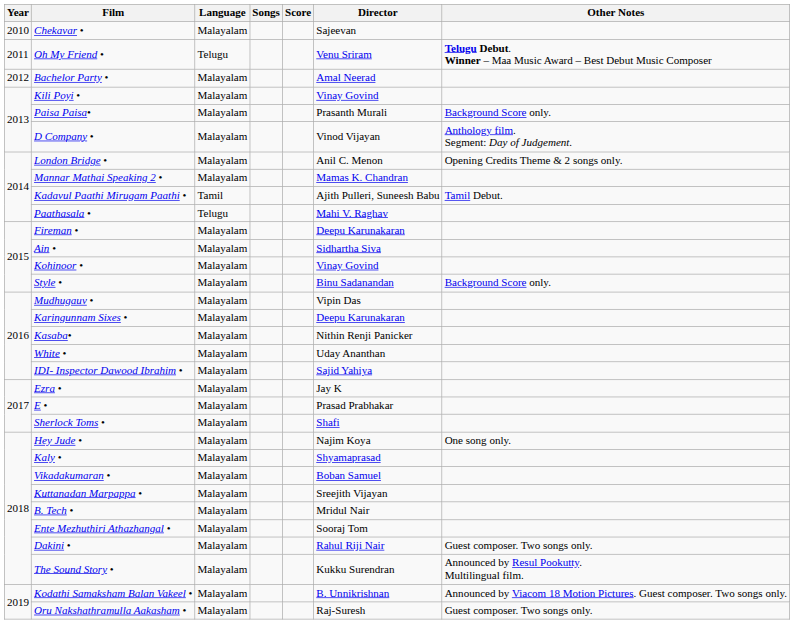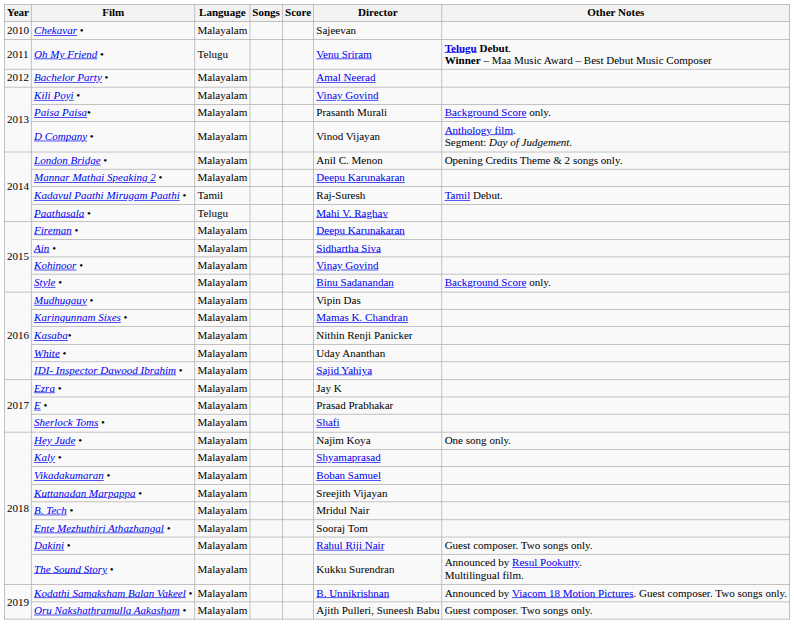(362, 178) Mamas K. Chandran -> (361, 178) Deepu Karunakaran
(378, 195) Ajith Pulleri, Suneesh Babu -> (341, 195) Raj-Suresh
(361, 318) Deepu Karunakaran -> (362, 318) Mamas K. Chandran
(341, 610) Raj-Suresh -> (378, 610) Ajith Pulleri, Suneesh Babu
